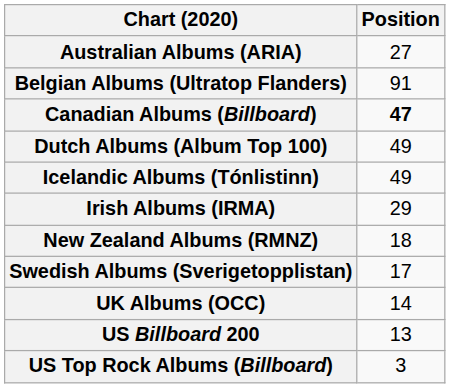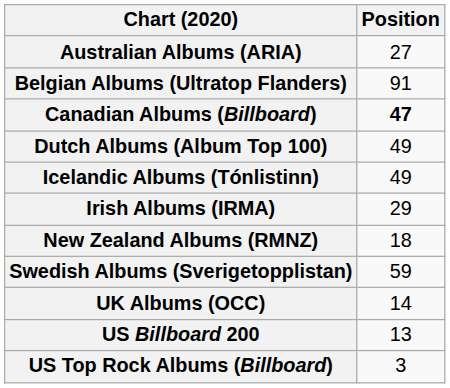(401, 271) 17 -> (401, 271) 59
